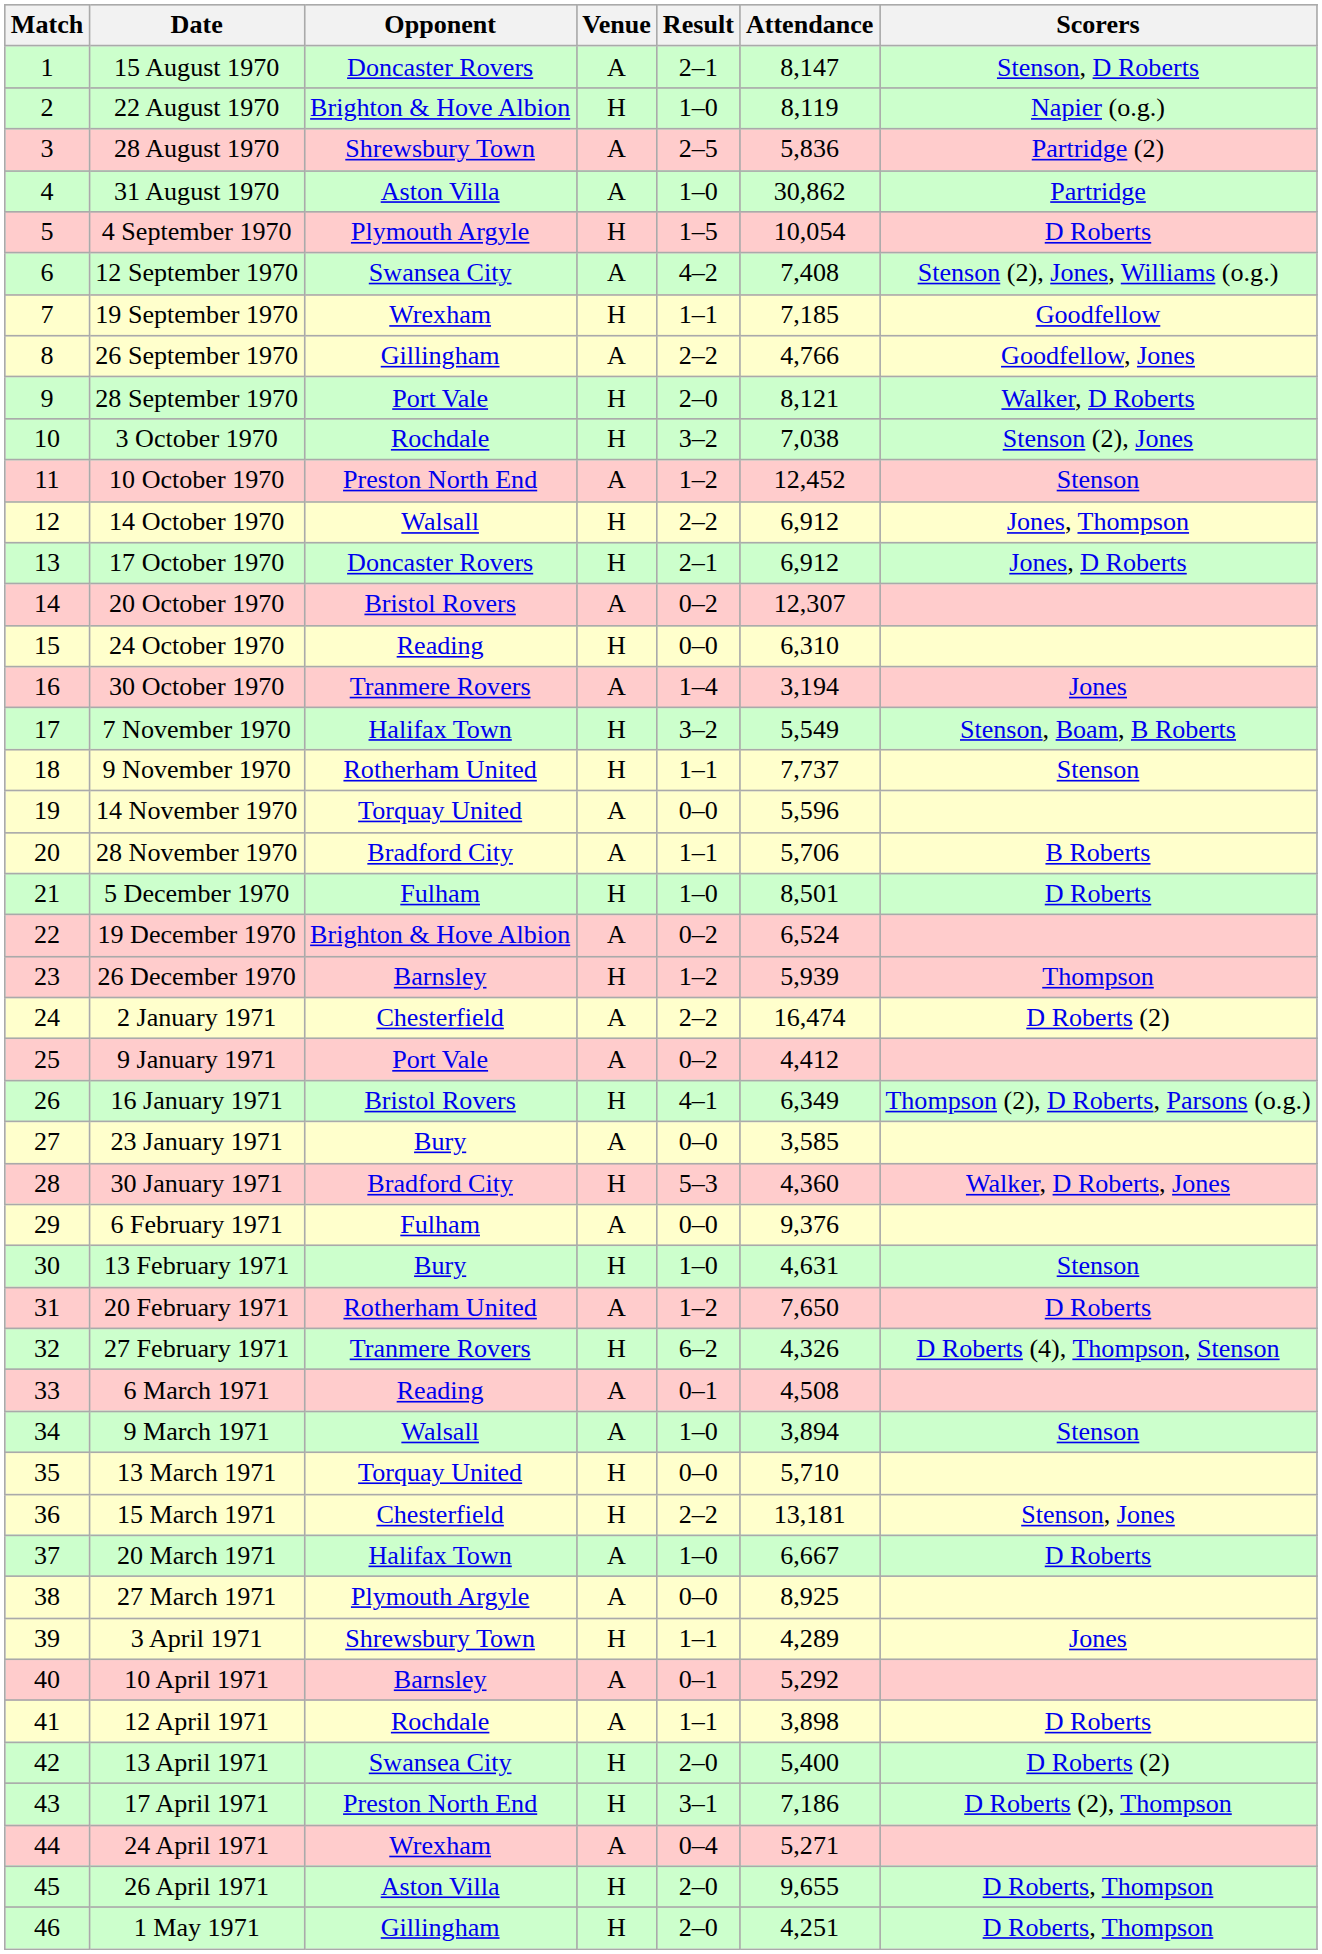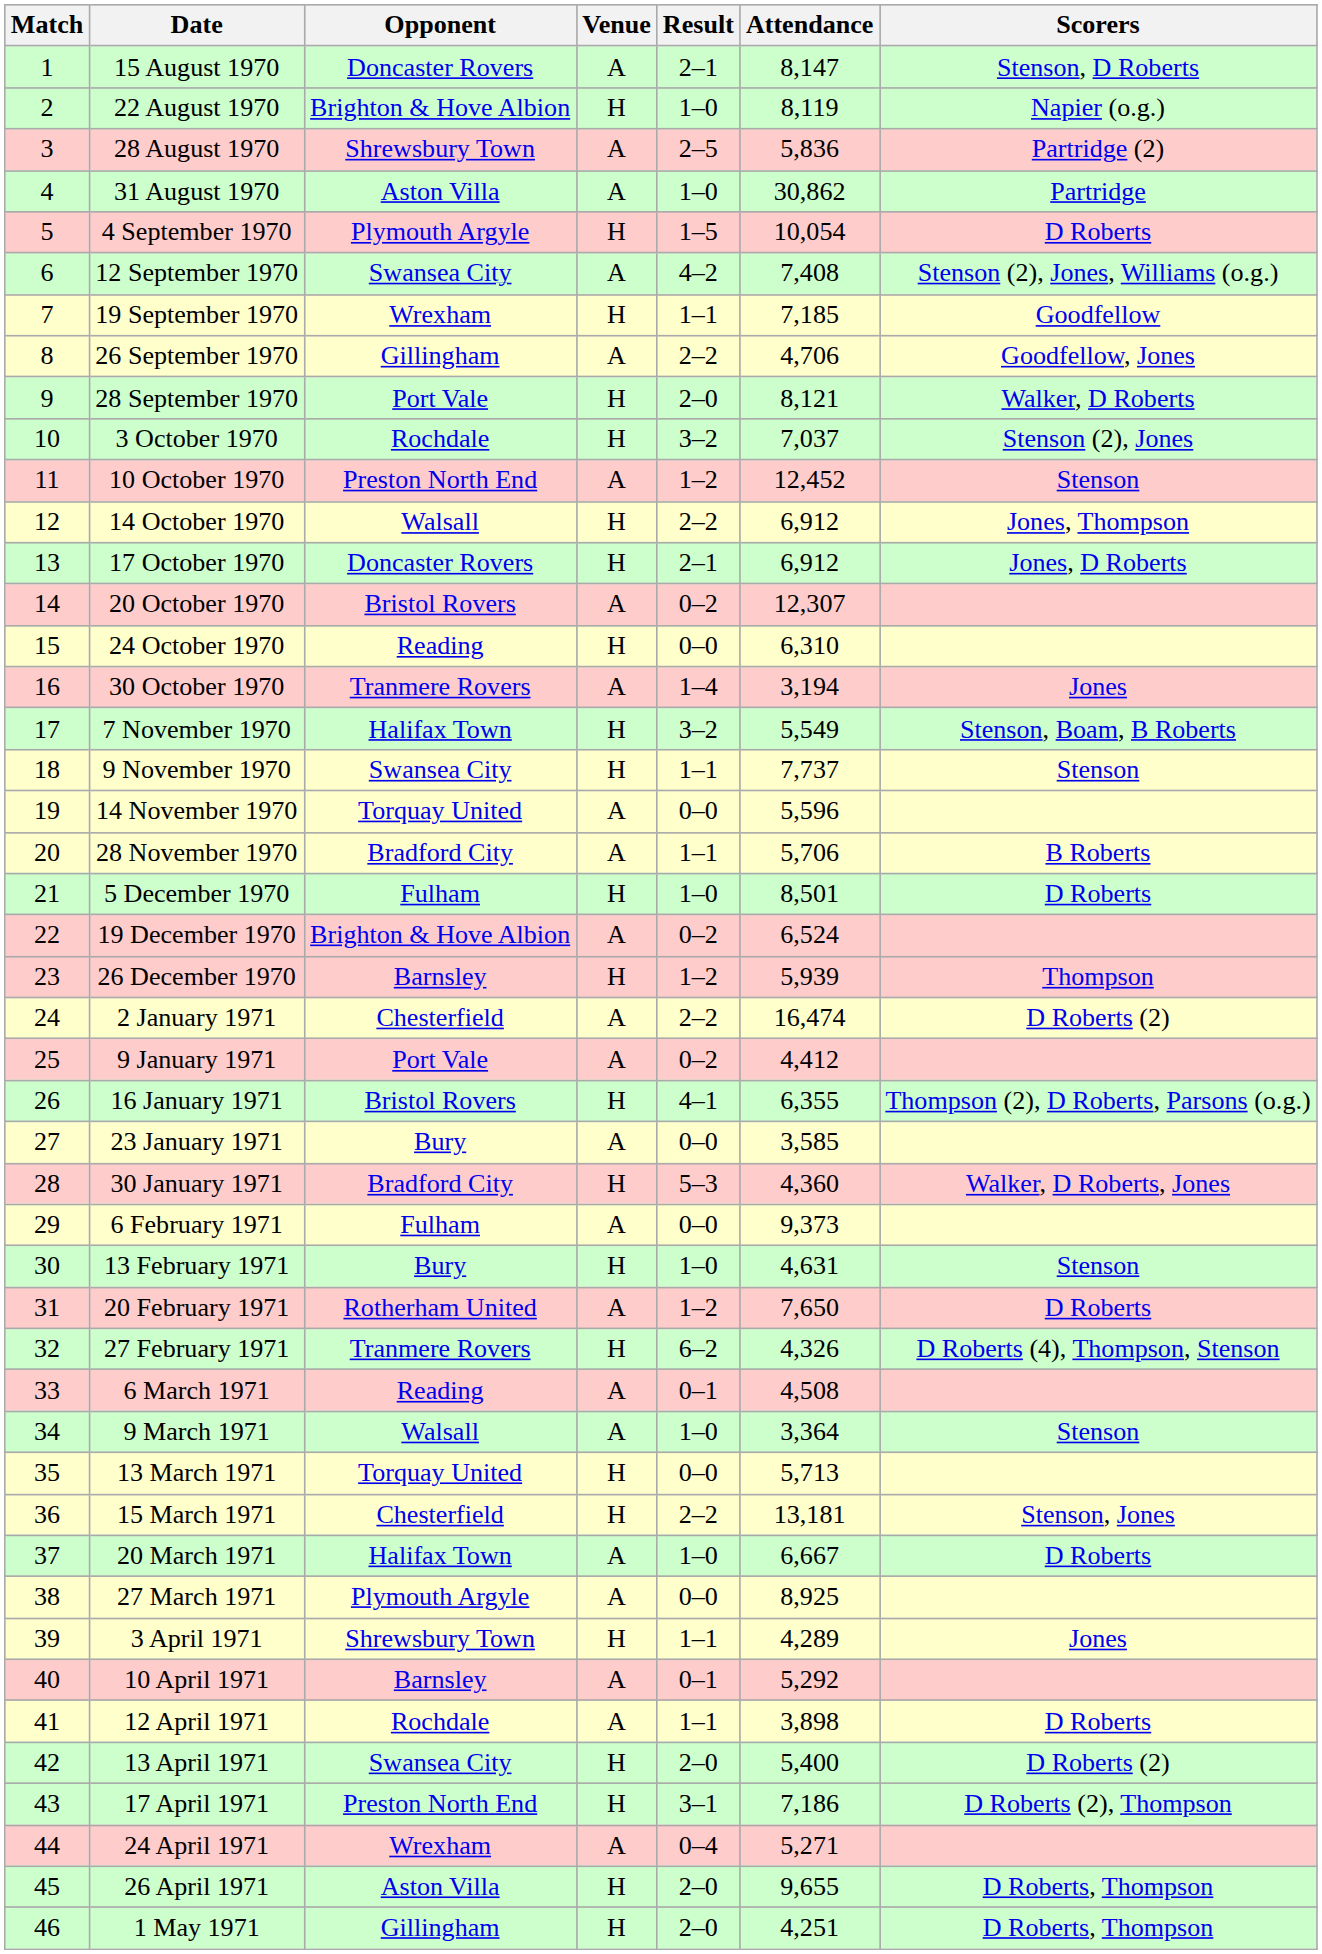(810, 356) 4,766 -> (810, 356) 4,706
(810, 438) 7,038 -> (810, 438) 7,037
(440, 769) Rotherham United -> (440, 769) Swansea City
(810, 1100) 6,349 -> (810, 1100) 6,355
(810, 1224) 9,376 -> (810, 1224) 9,373
(810, 1431) 3,894 -> (810, 1431) 3,364
(810, 1472) 5,710 -> (810, 1472) 5,713
